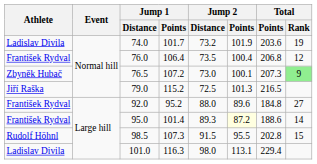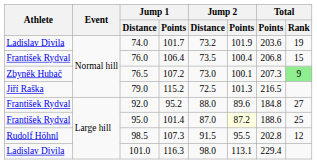(299, 58) 12 -> (299, 58) 15
(208, 120) 89.3 -> (208, 120) 87.0
(299, 120) 14 -> (299, 120) 25
(299, 136) 15 -> (299, 136) 12
